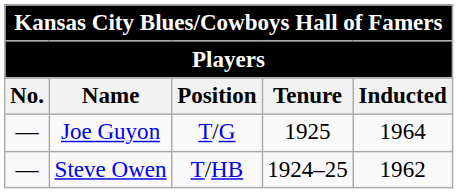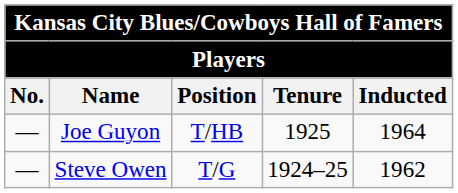(217, 132) T/G -> (217, 132) T/HB
(217, 168) T/HB -> (217, 168) T/G
